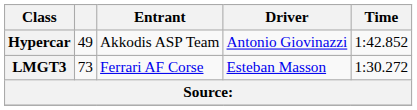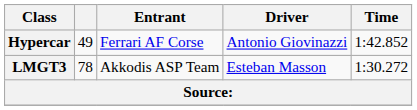(160, 42) Akkodis ASP Team -> (152, 42) Ferrari AF Corse
(85, 67) 73 -> (85, 67) 78
(152, 67) Ferrari AF Corse -> (160, 67) Akkodis ASP Team
